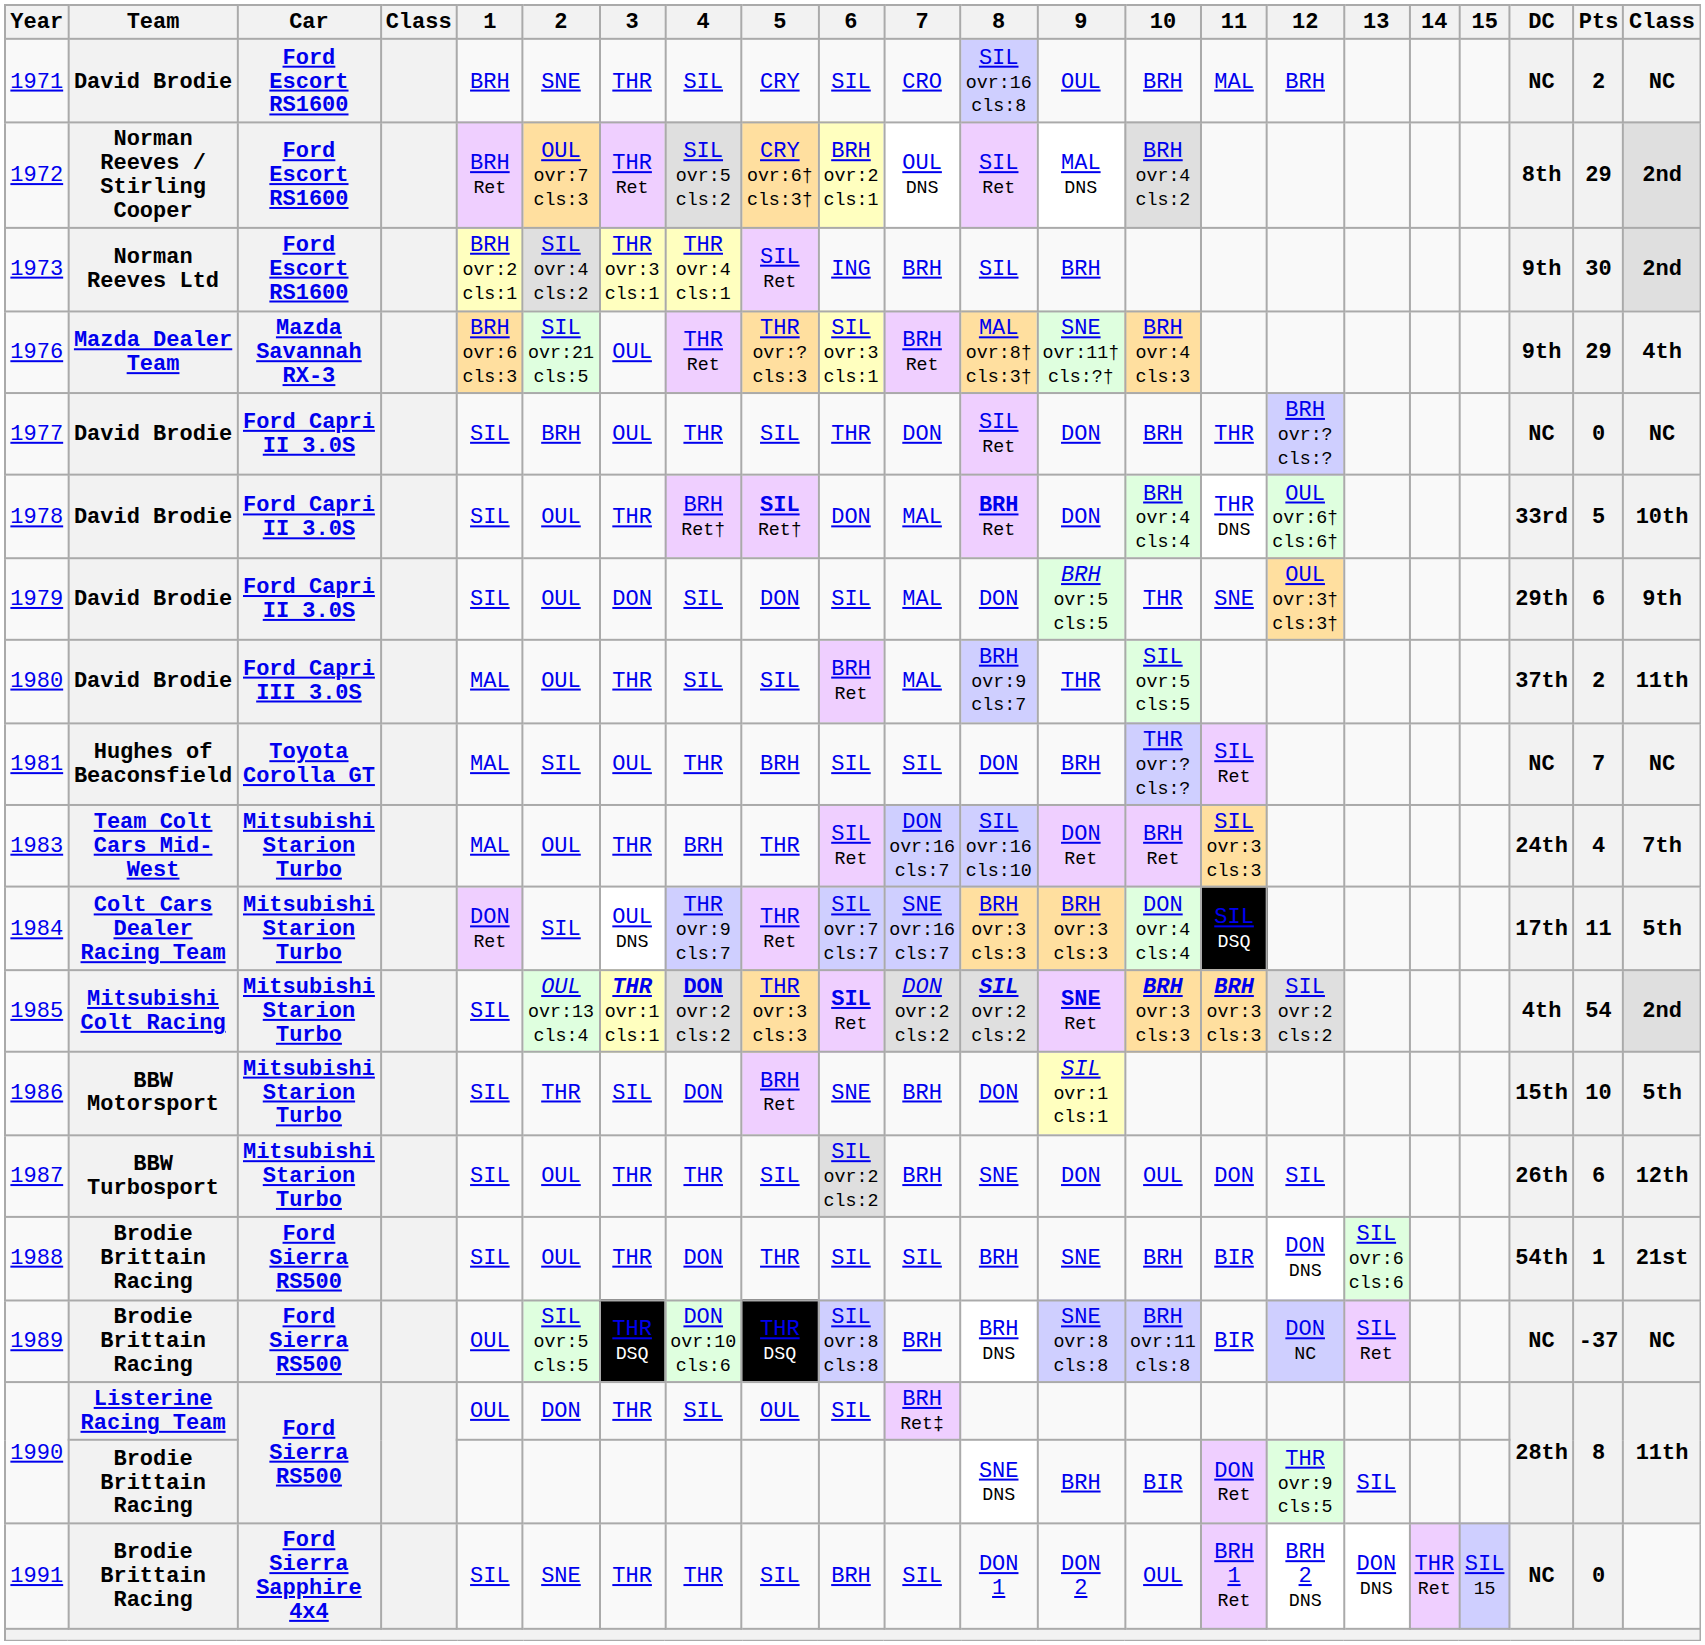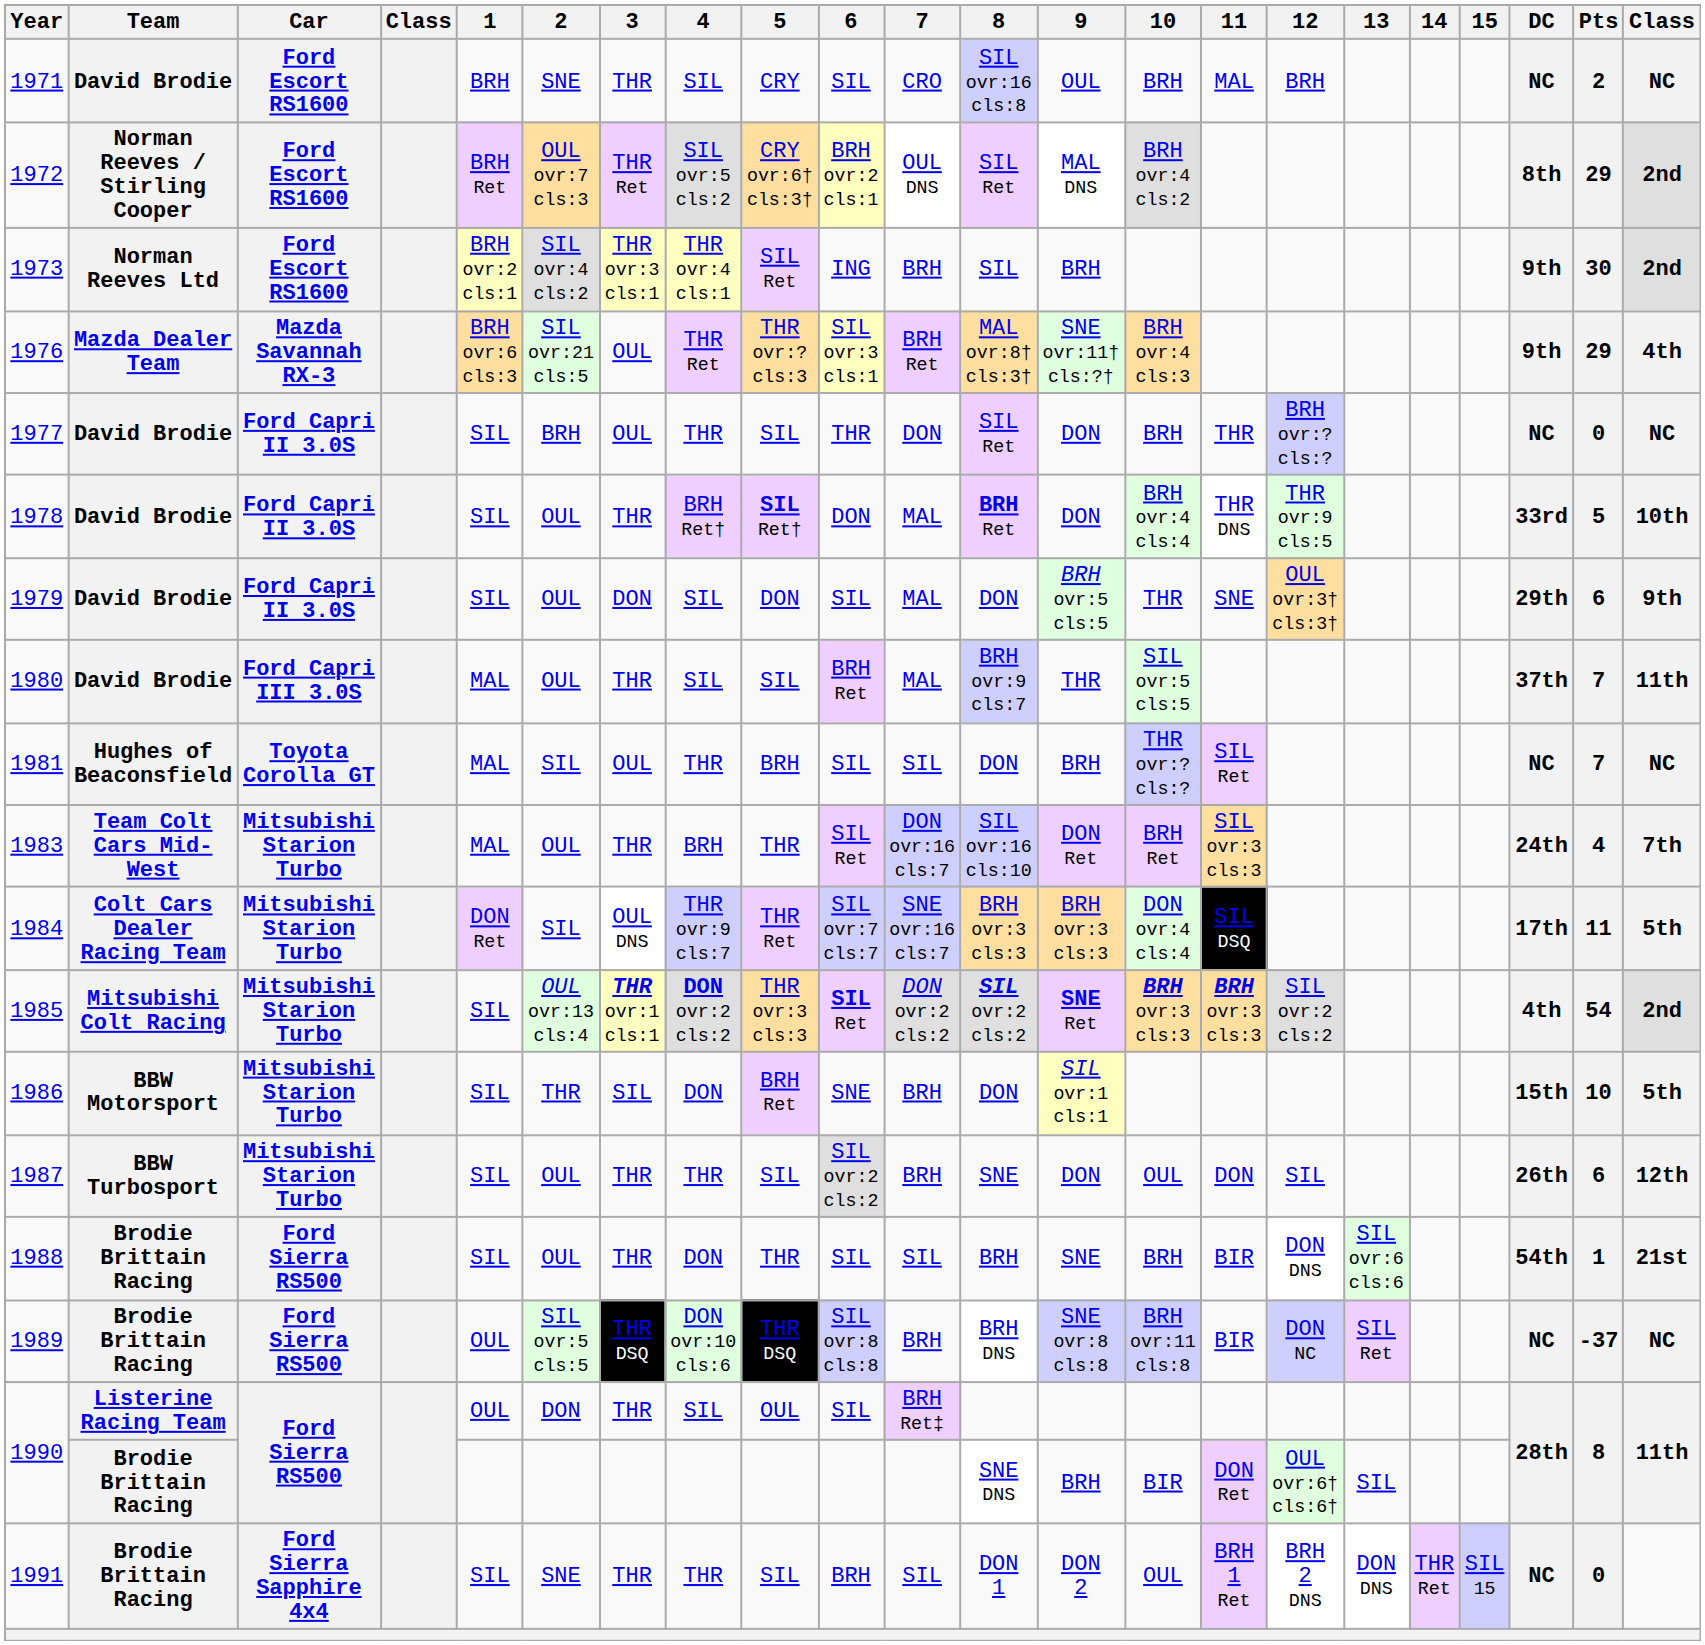(1305, 517) OUL ovr:6† cls:6† -> (1305, 517) THR ovr:9 cls:5
(1599, 682) 2 -> (1599, 682) 7
(1305, 1482) THR ovr:9 cls:5 -> (1305, 1482) OUL ovr:6† cls:6†
